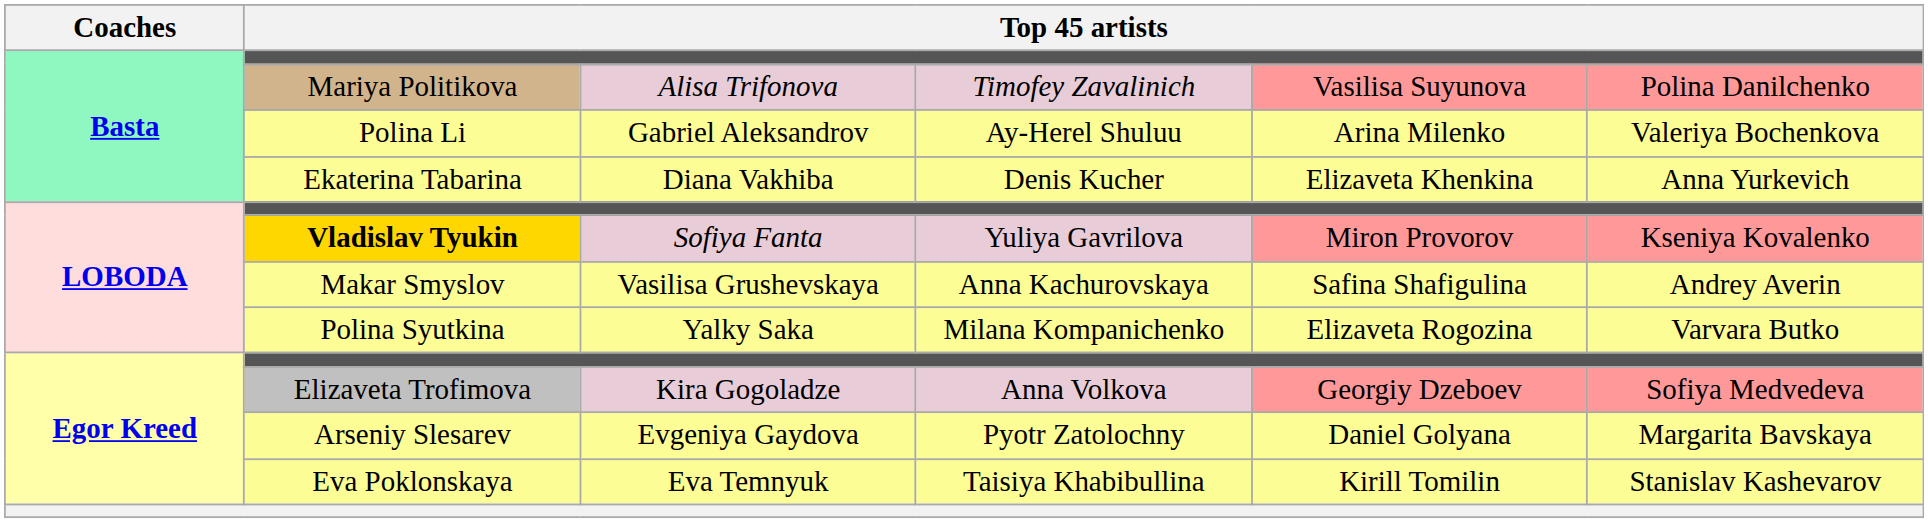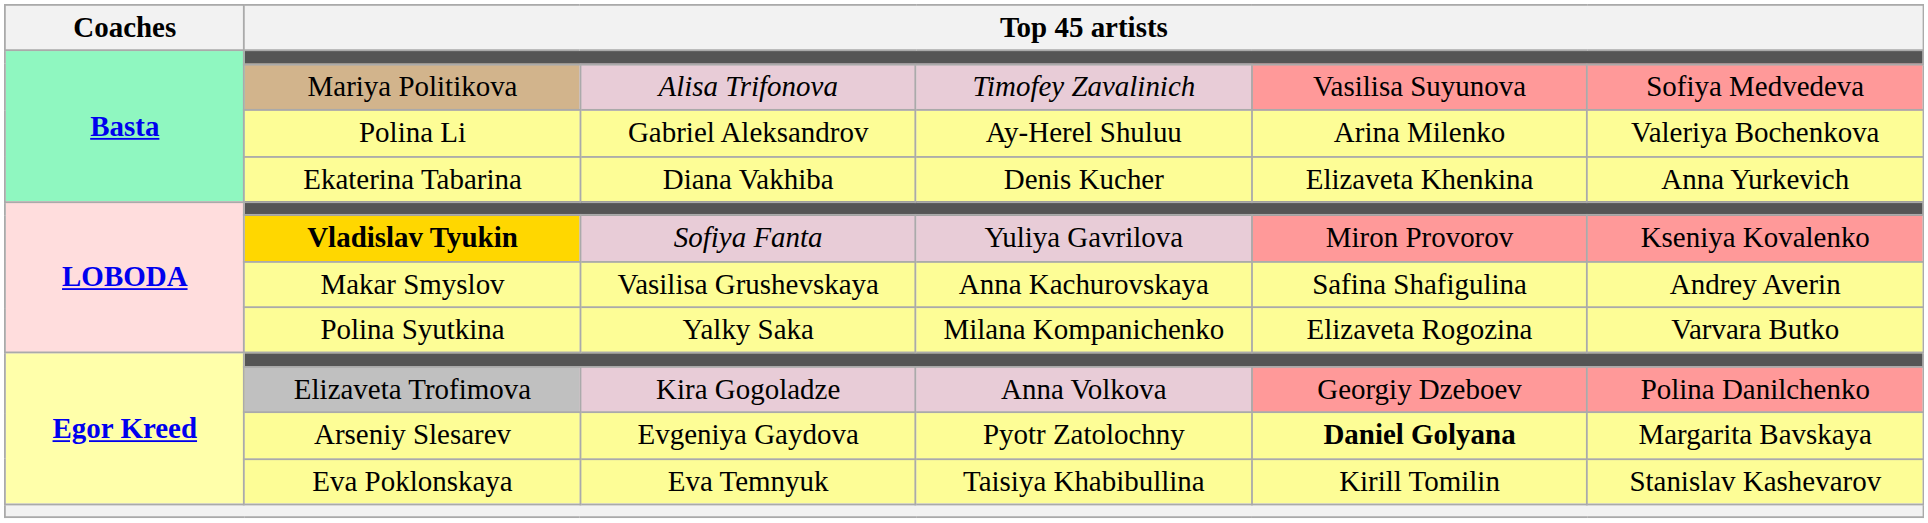(1755, 86) Polina Danilchenko -> (1755, 86) Sofiya Medvedeva
(1755, 389) Sofiya Medvedeva -> (1755, 389) Polina Danilchenko
(1420, 434) normal -> (1420, 434) bold
